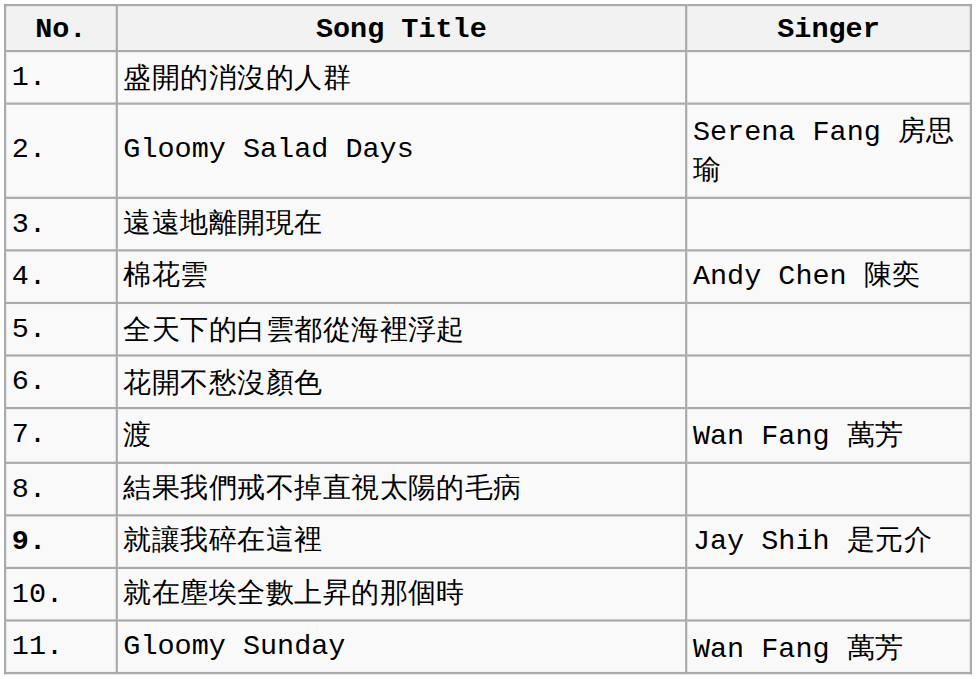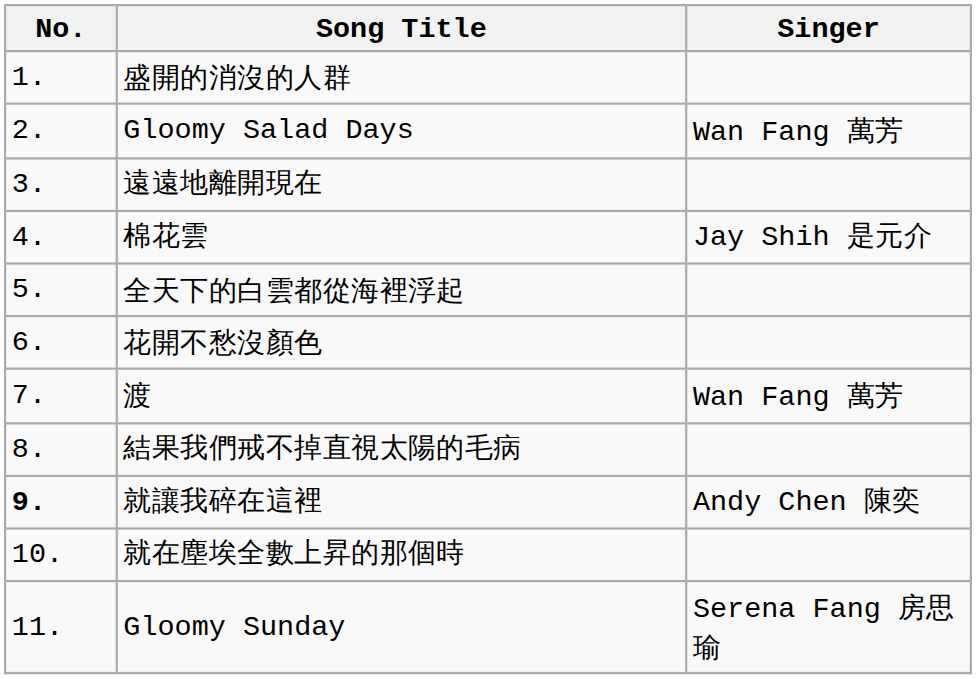(824, 152) Serena Fang 房思瑜 -> (798, 132) Wan Fang 萬芳
(807, 277) Andy Chen 陳奕 -> (812, 238) Jay Shih 是元介
(812, 542) Jay Shih 是元介 -> (807, 503) Andy Chen 陳奕
(798, 648) Wan Fang 萬芳 -> (824, 628) Serena Fang 房思瑜
